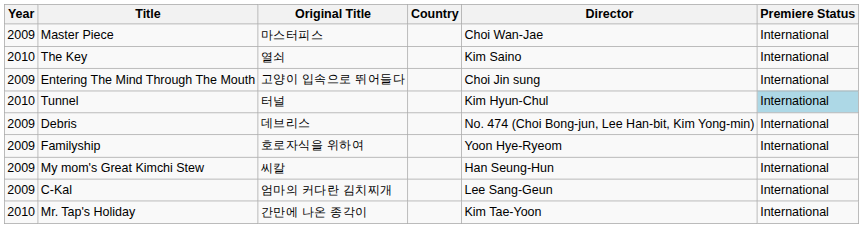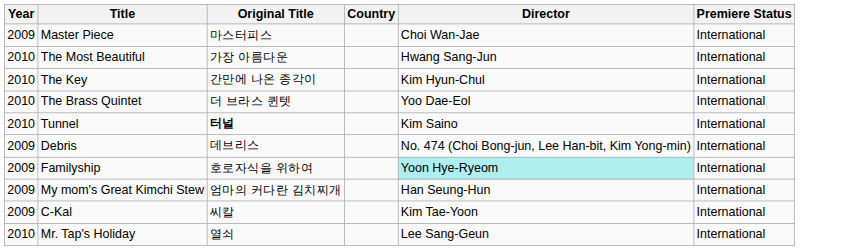+ row: (93, 57)
(273, 57) 열쇠 -> (263, 79) 간만에 나온 종각이
(493, 57) Kim Saino -> (443, 79) Kim Hyun-Chul
- row: (148, 79)
+ row: (91, 101)
(273, 101) normal -> (222, 123) bold
(506, 101) Kim Hyun-Chul -> (429, 123) Kim Saino
(795, 101) lightblue background -> (731, 123) no background
(513, 146) no background -> (450, 168) paleturquoise background
(273, 167) 씨칼 -> (276, 189) 엄마의 커다란 김치찌개
(327, 189) 엄마의 커다란 김치찌개 -> (222, 212) 씨칼
(509, 190) Lee Sang-Geun -> (439, 212) Kim Tae-Yoon
(314, 212) 간만에 나온 종각이 -> (222, 234) 열쇠
(503, 212) Kim Tae-Yoon -> (445, 234) Lee Sang-Geun
